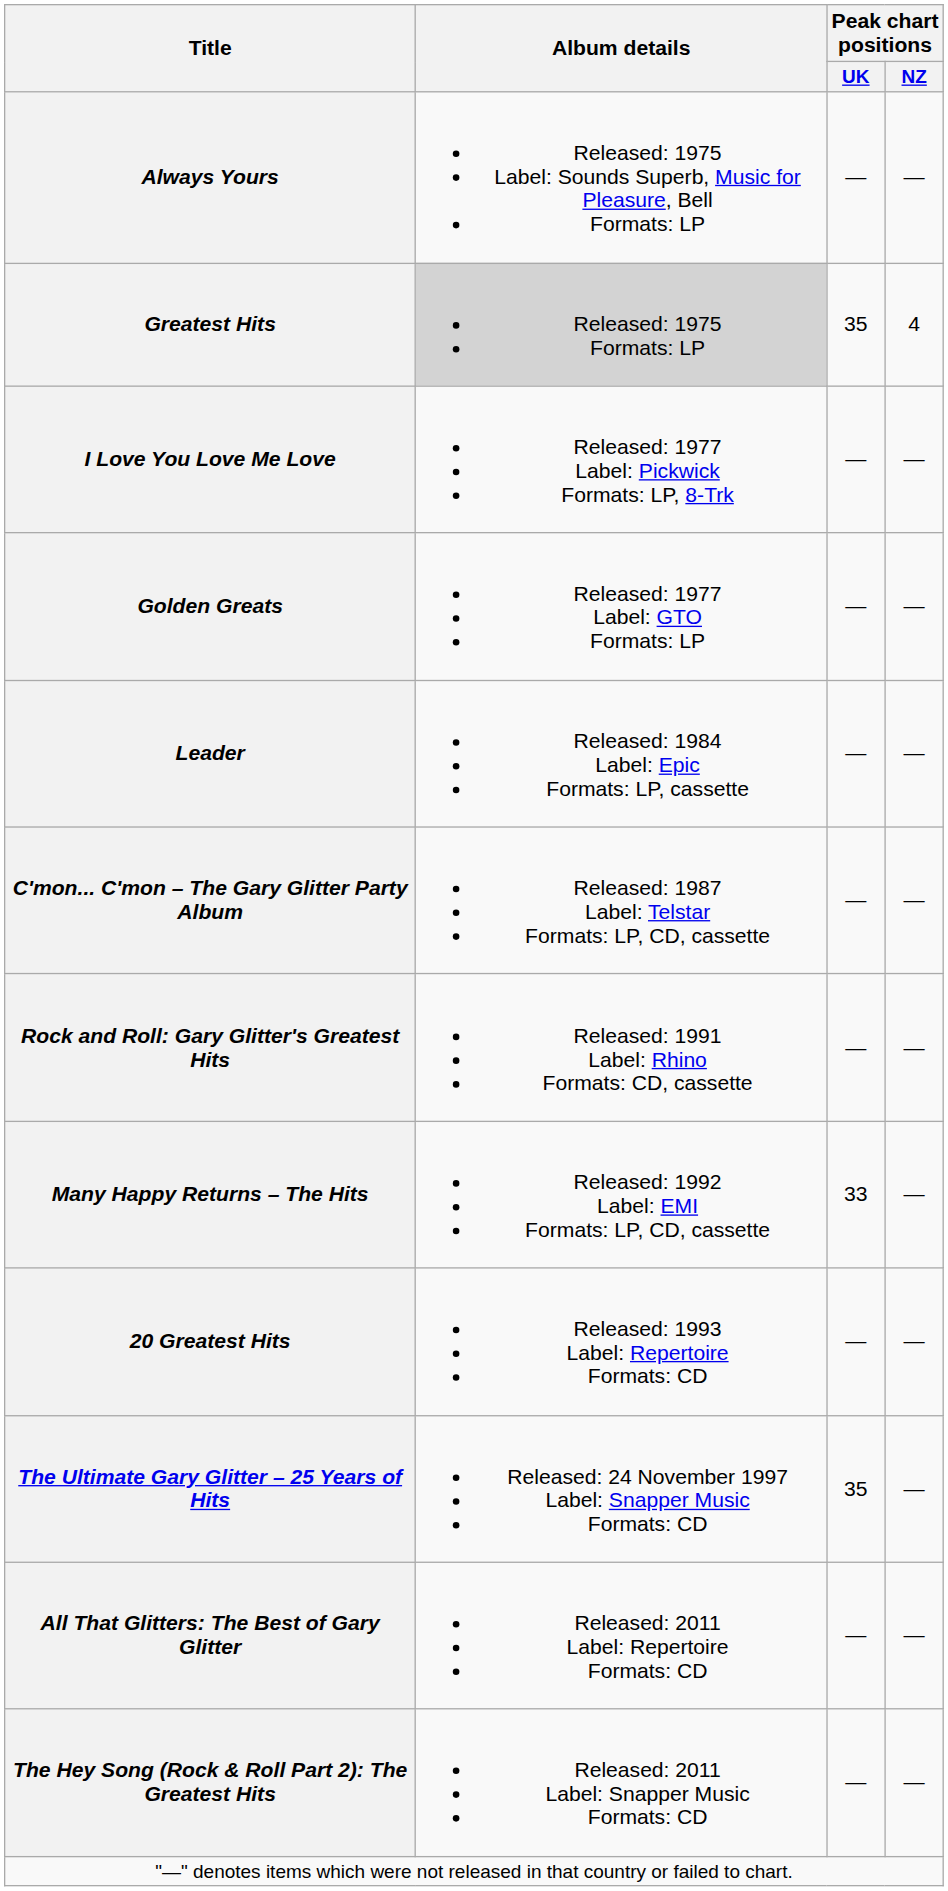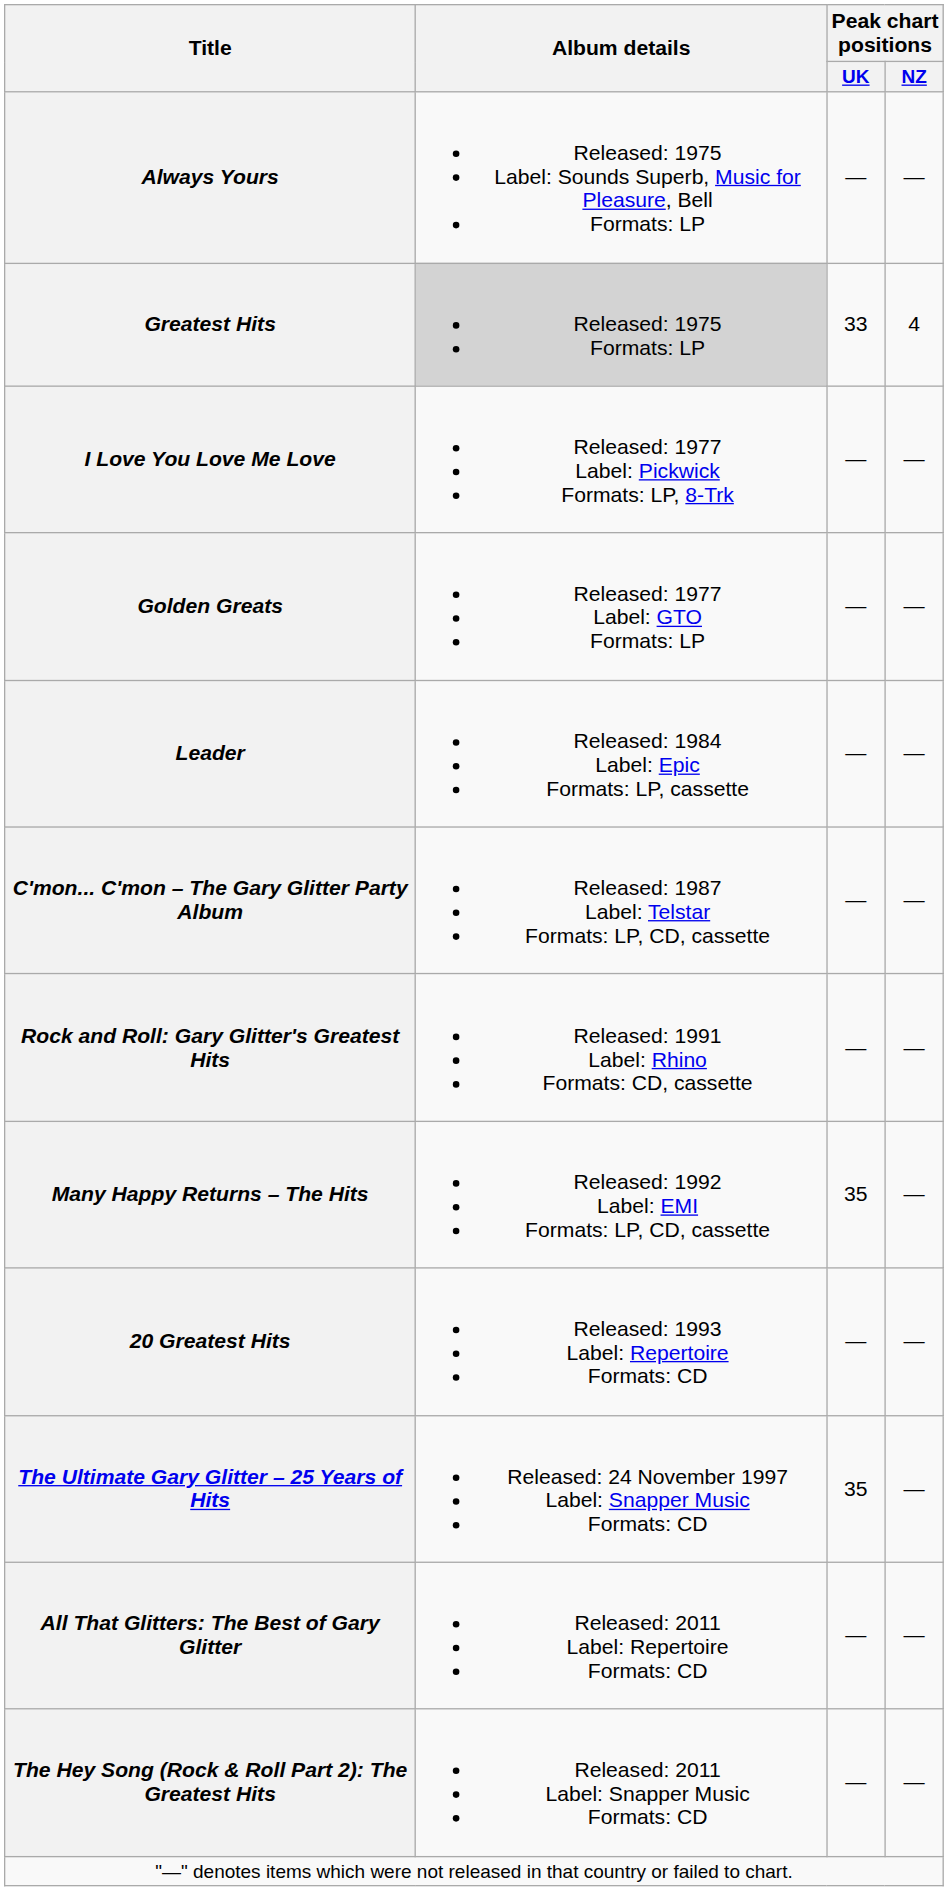(856, 324) 35 -> (856, 324) 33
(856, 1194) 33 -> (856, 1194) 35
